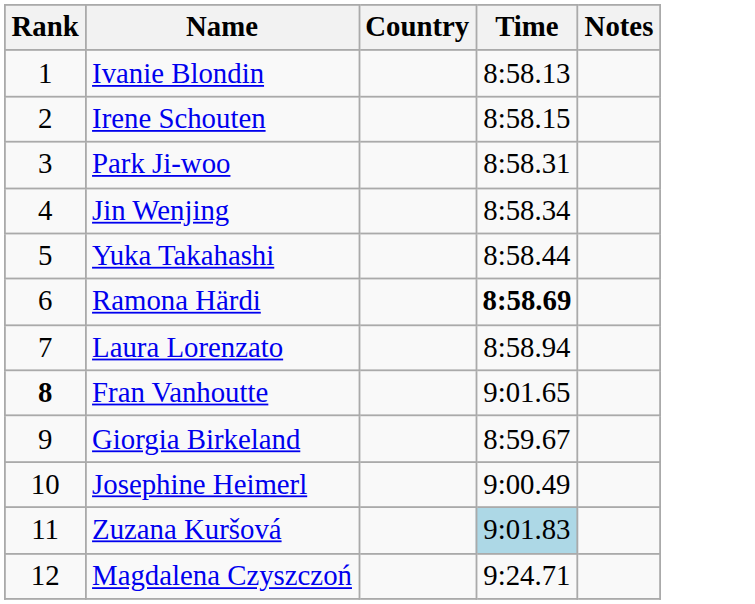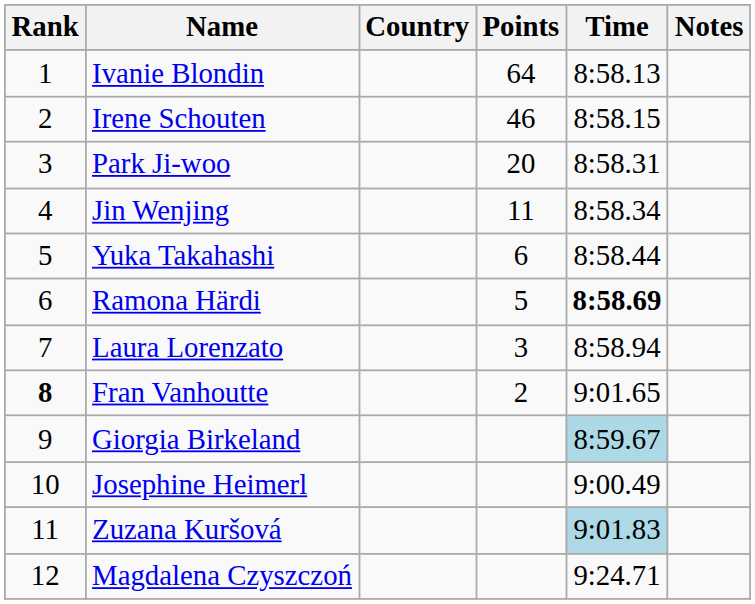+ column: (521, 27)
(527, 438) no background -> (617, 438) lightblue background
